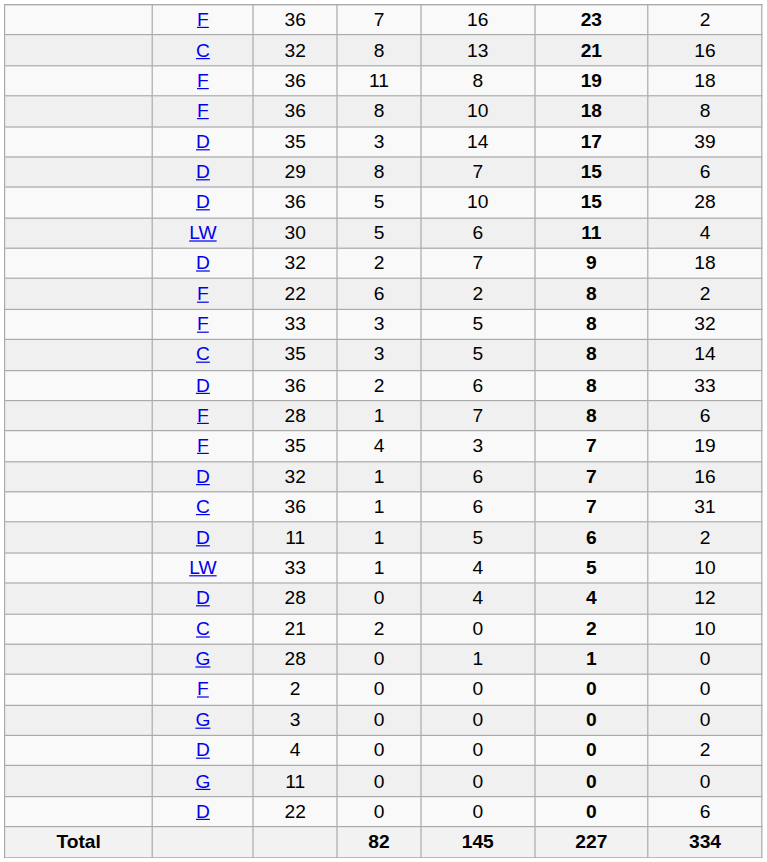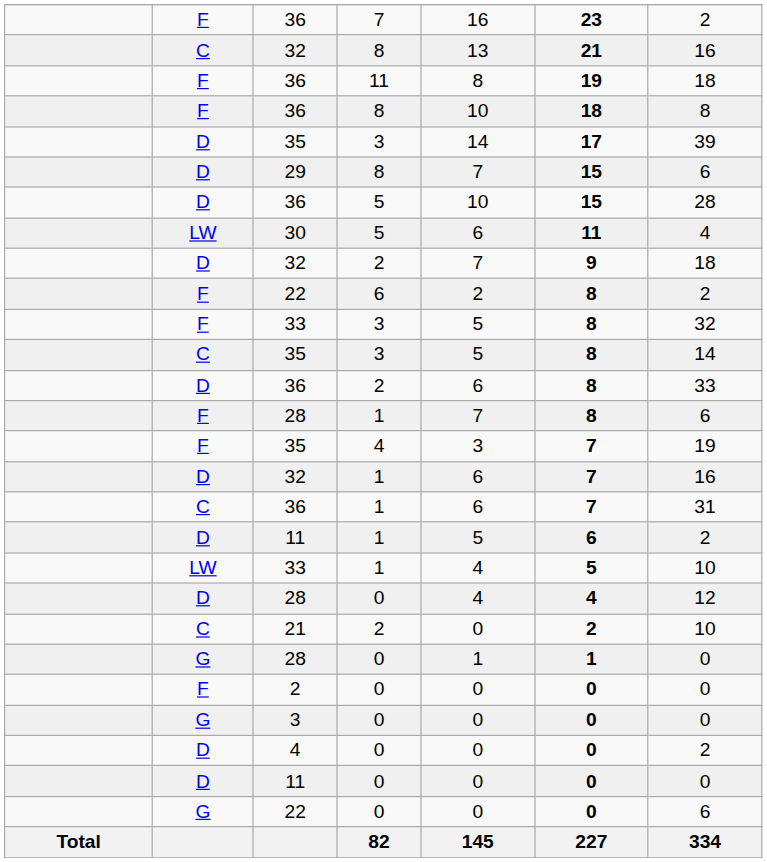(203, 780) G -> (203, 780) D
(203, 811) D -> (203, 811) G
